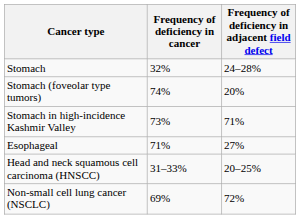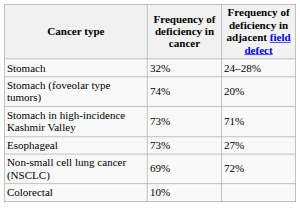(160, 145) 71% -> (160, 145) 73%
- row: (72, 169)
+ row: (30, 192)
